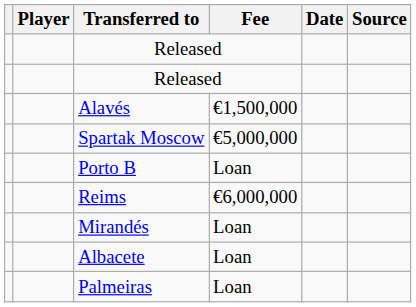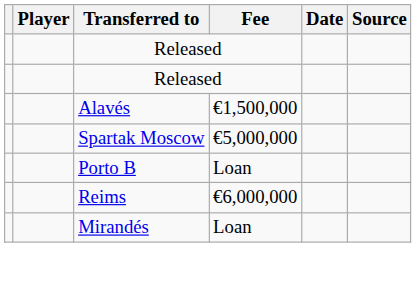- row: (111, 256)
- row: (115, 286)
